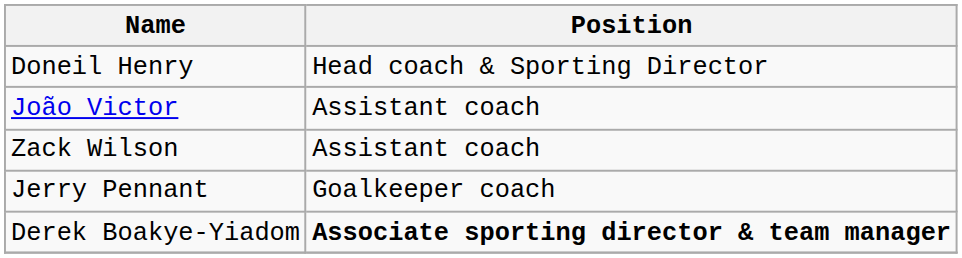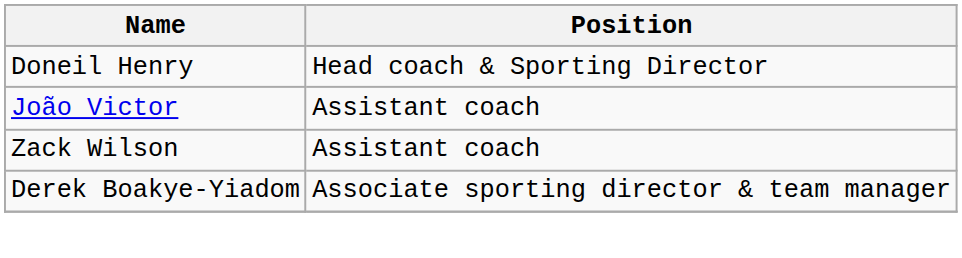- row: (110, 191)
(632, 232) bold -> (632, 191) normal
